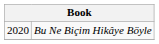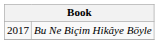(18, 30) 2020 -> (18, 30) 2017
